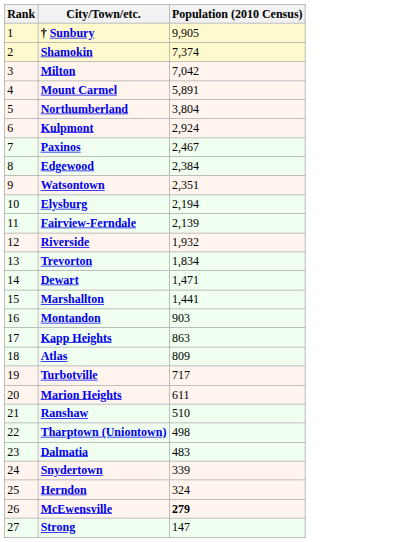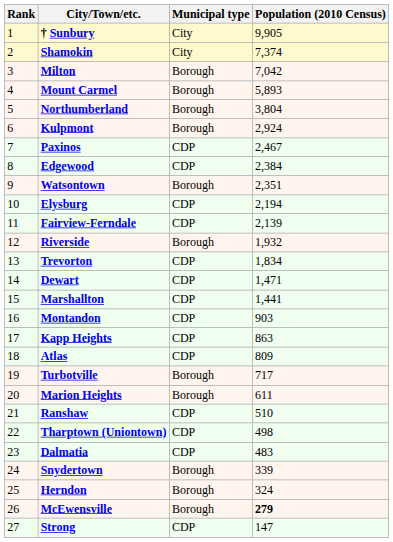+ column: (211, 14)
(185, 90) 5,891 -> (269, 90) 5,893
